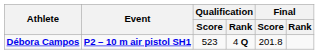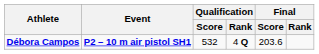(210, 42) 523 -> (210, 42) 532
(271, 42) 201.8 -> (271, 42) 203.6
